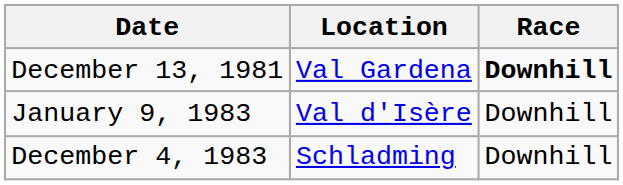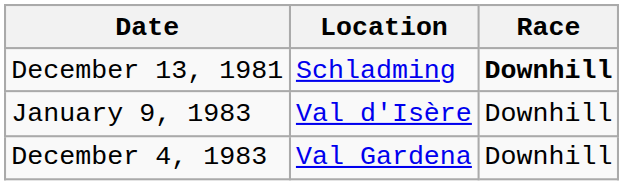(384, 70) Val Gardena -> (376, 70) Schladming
(376, 157) Schladming -> (384, 157) Val Gardena
